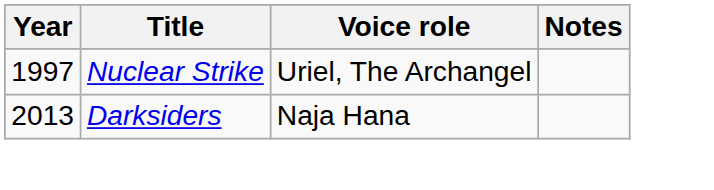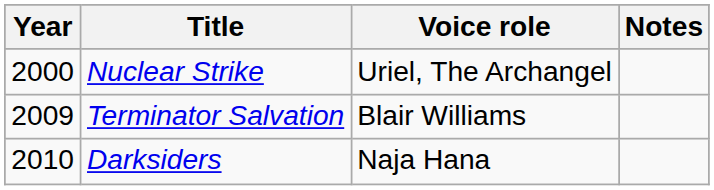(43, 71) 1997 -> (43, 71) 2000
+ row: (216, 116)
(43, 116) 2013 -> (43, 160) 2010
